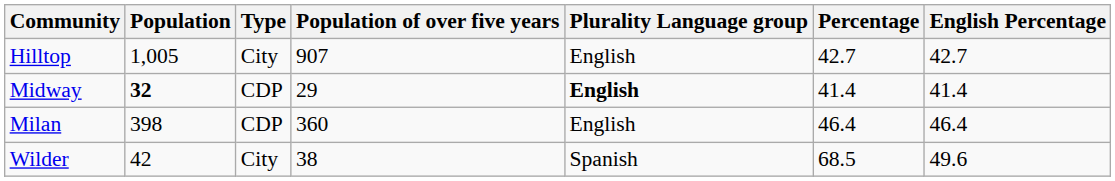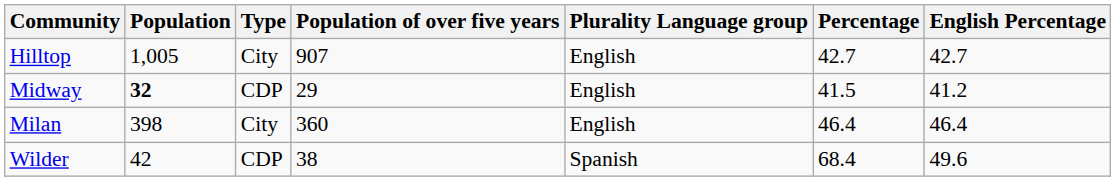(604, 90) bold -> (602, 90) normal
(837, 90) 41.4 -> (837, 90) 41.5
(948, 90) 41.4 -> (948, 90) 41.2
(262, 124) CDP -> (259, 124) City
(259, 158) City -> (262, 158) CDP
(837, 158) 68.5 -> (837, 158) 68.4
